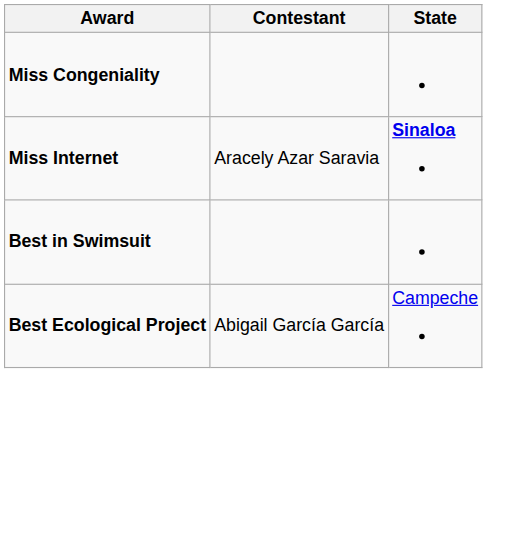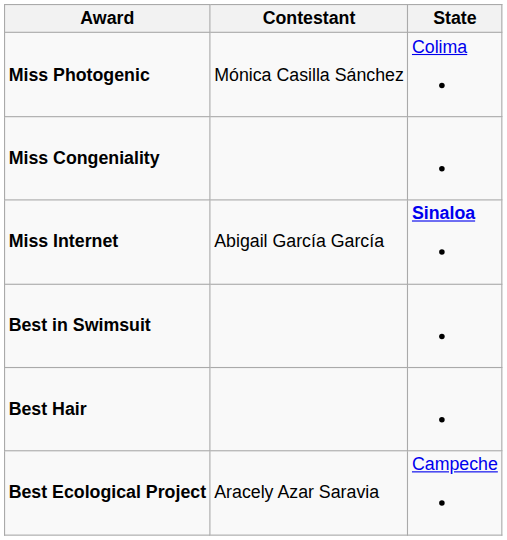+ row: (79, 74)
(297, 158) Aracely Azar Saravia -> (299, 241) Abigail García García
+ row: (48, 409)
(299, 325) Abigail García García -> (297, 492) Aracely Azar Saravia
